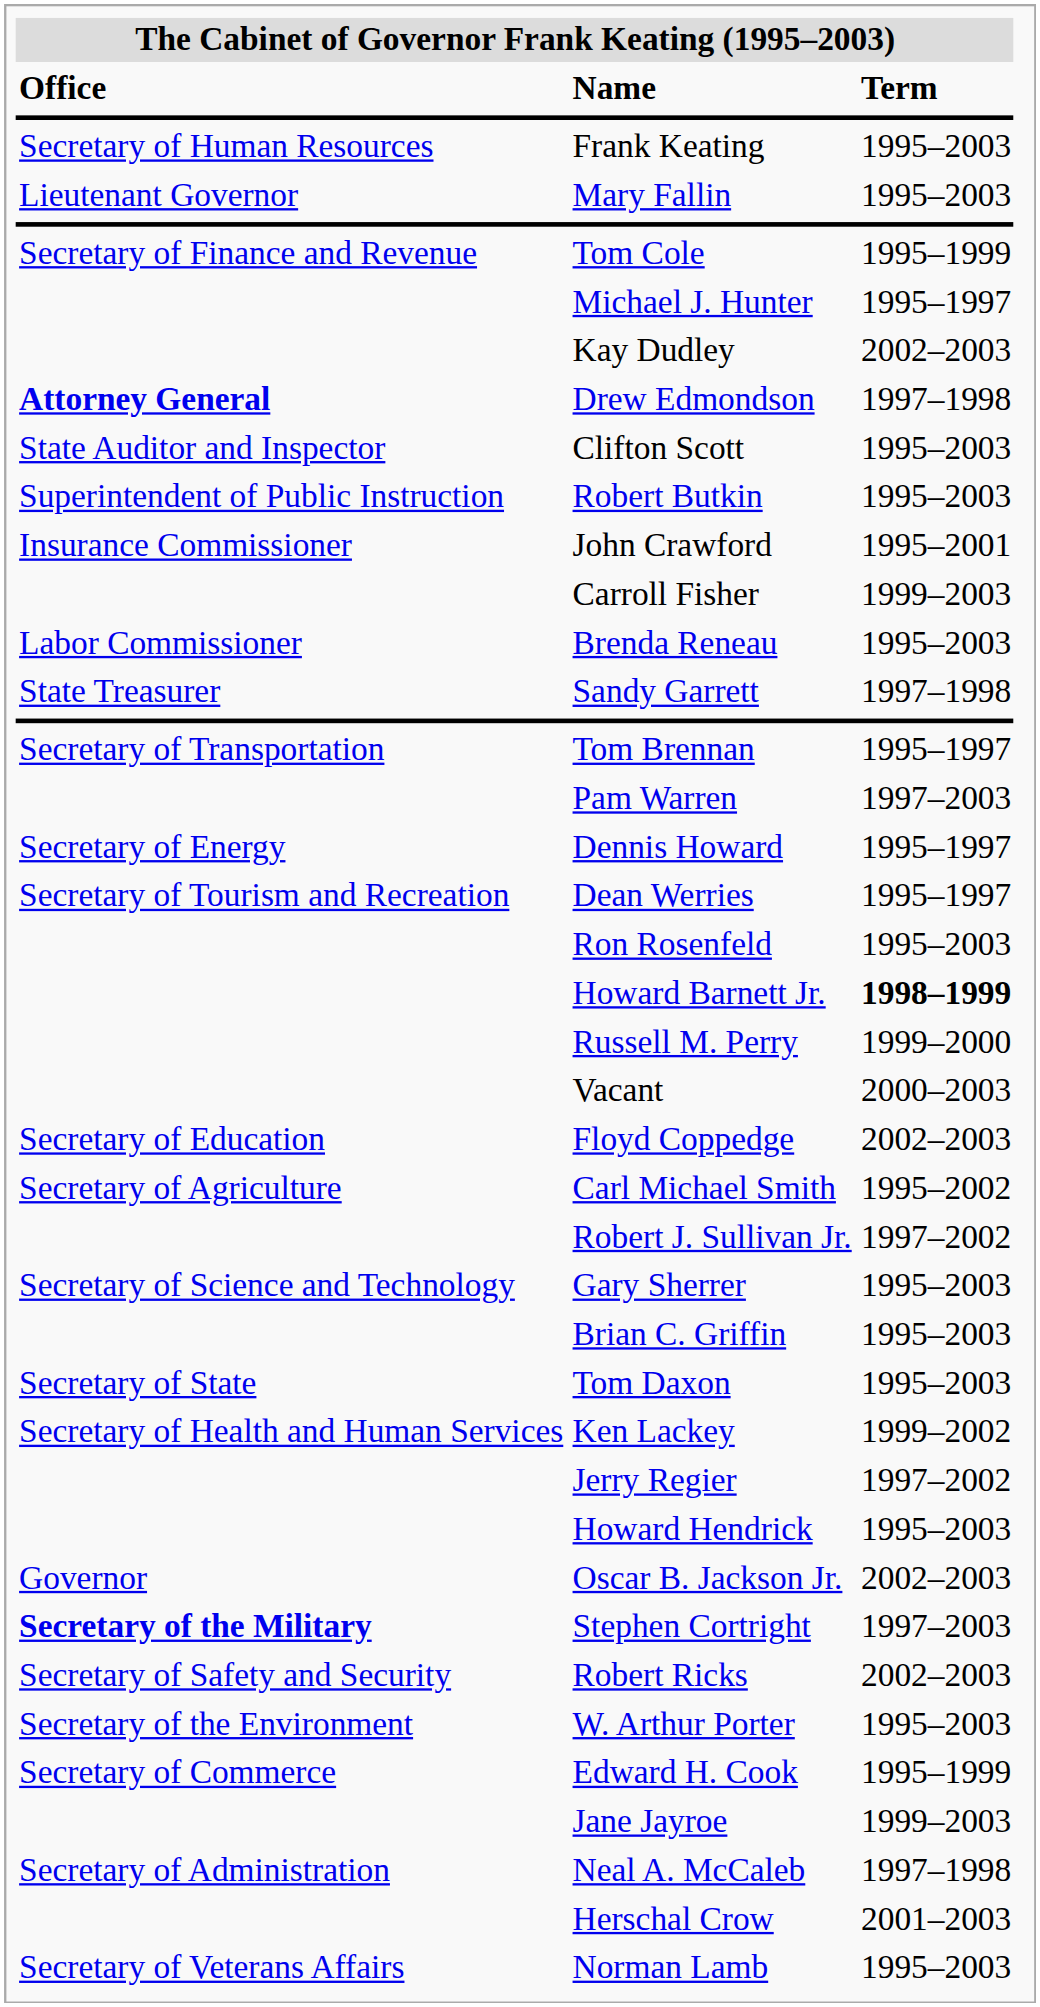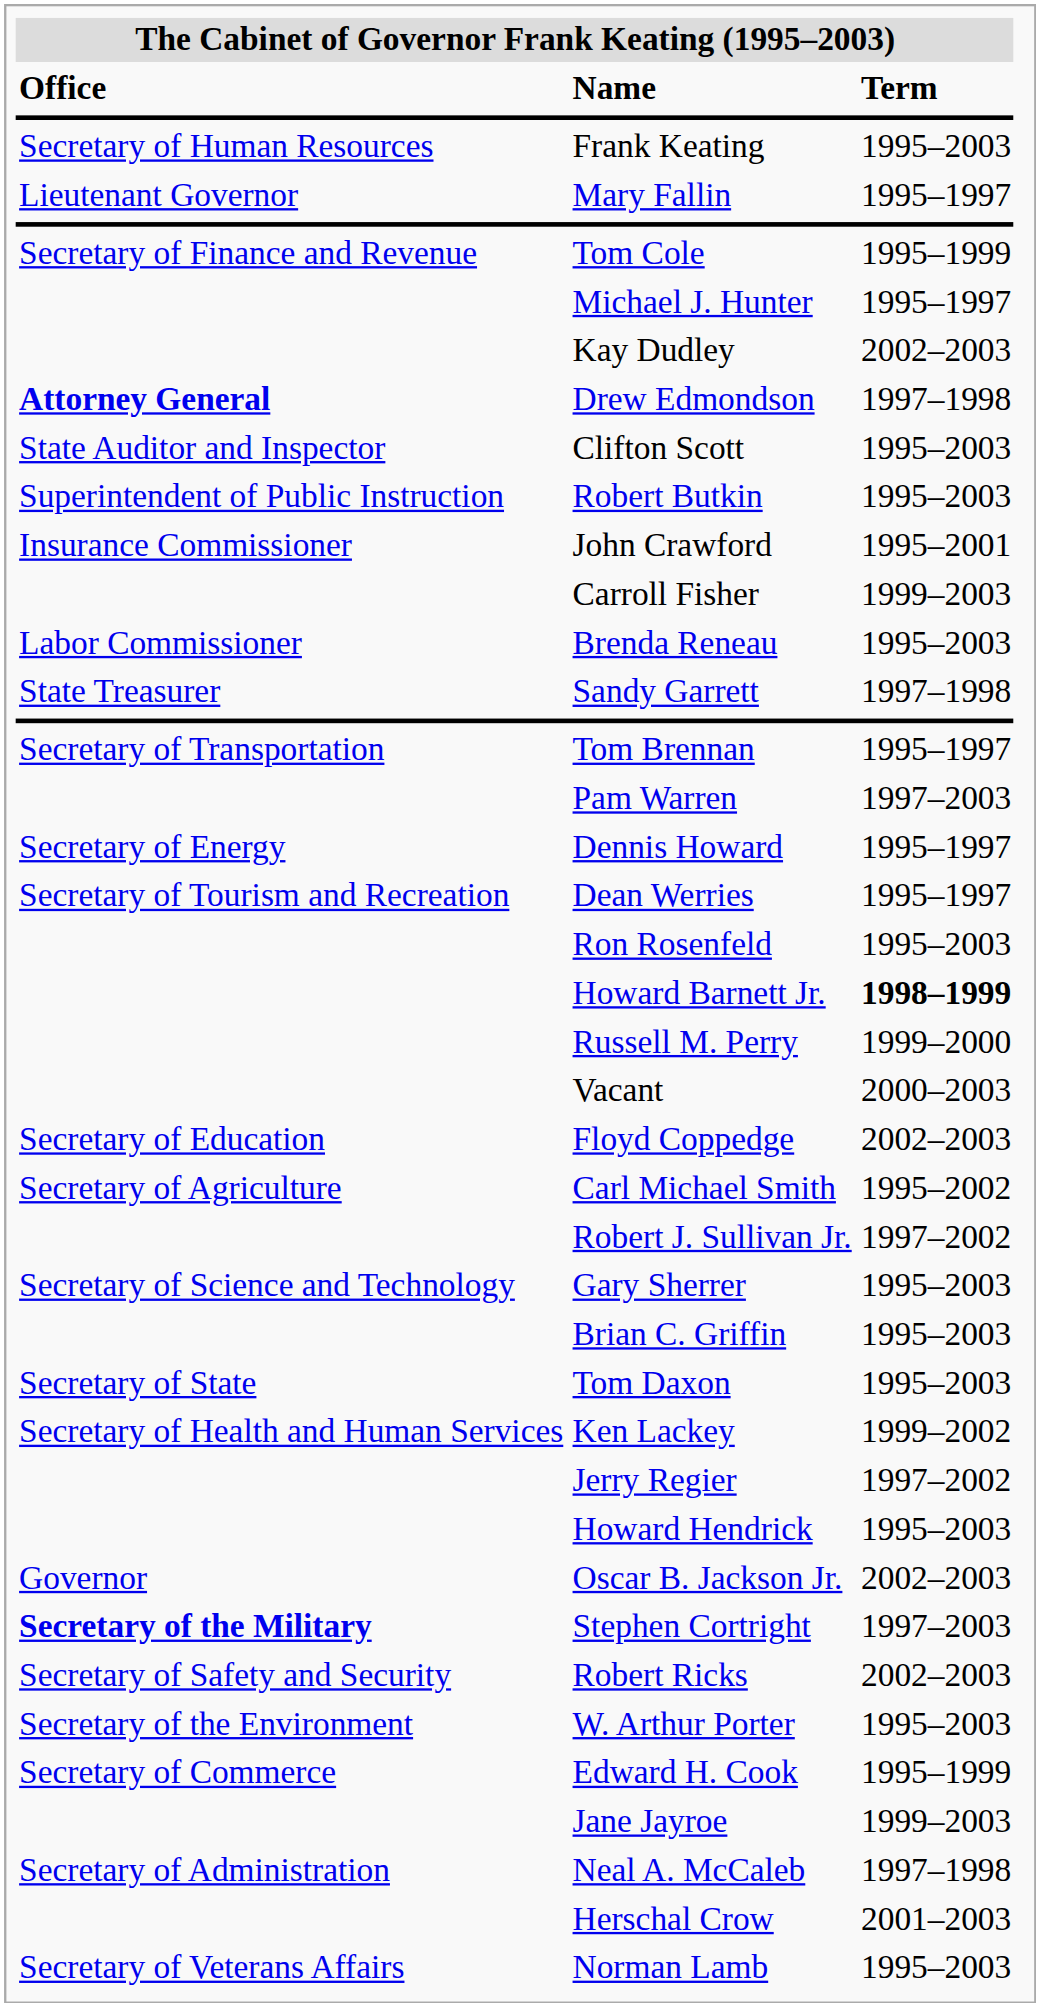(936, 194) 1995–2003 -> (936, 194) 1995–1997
